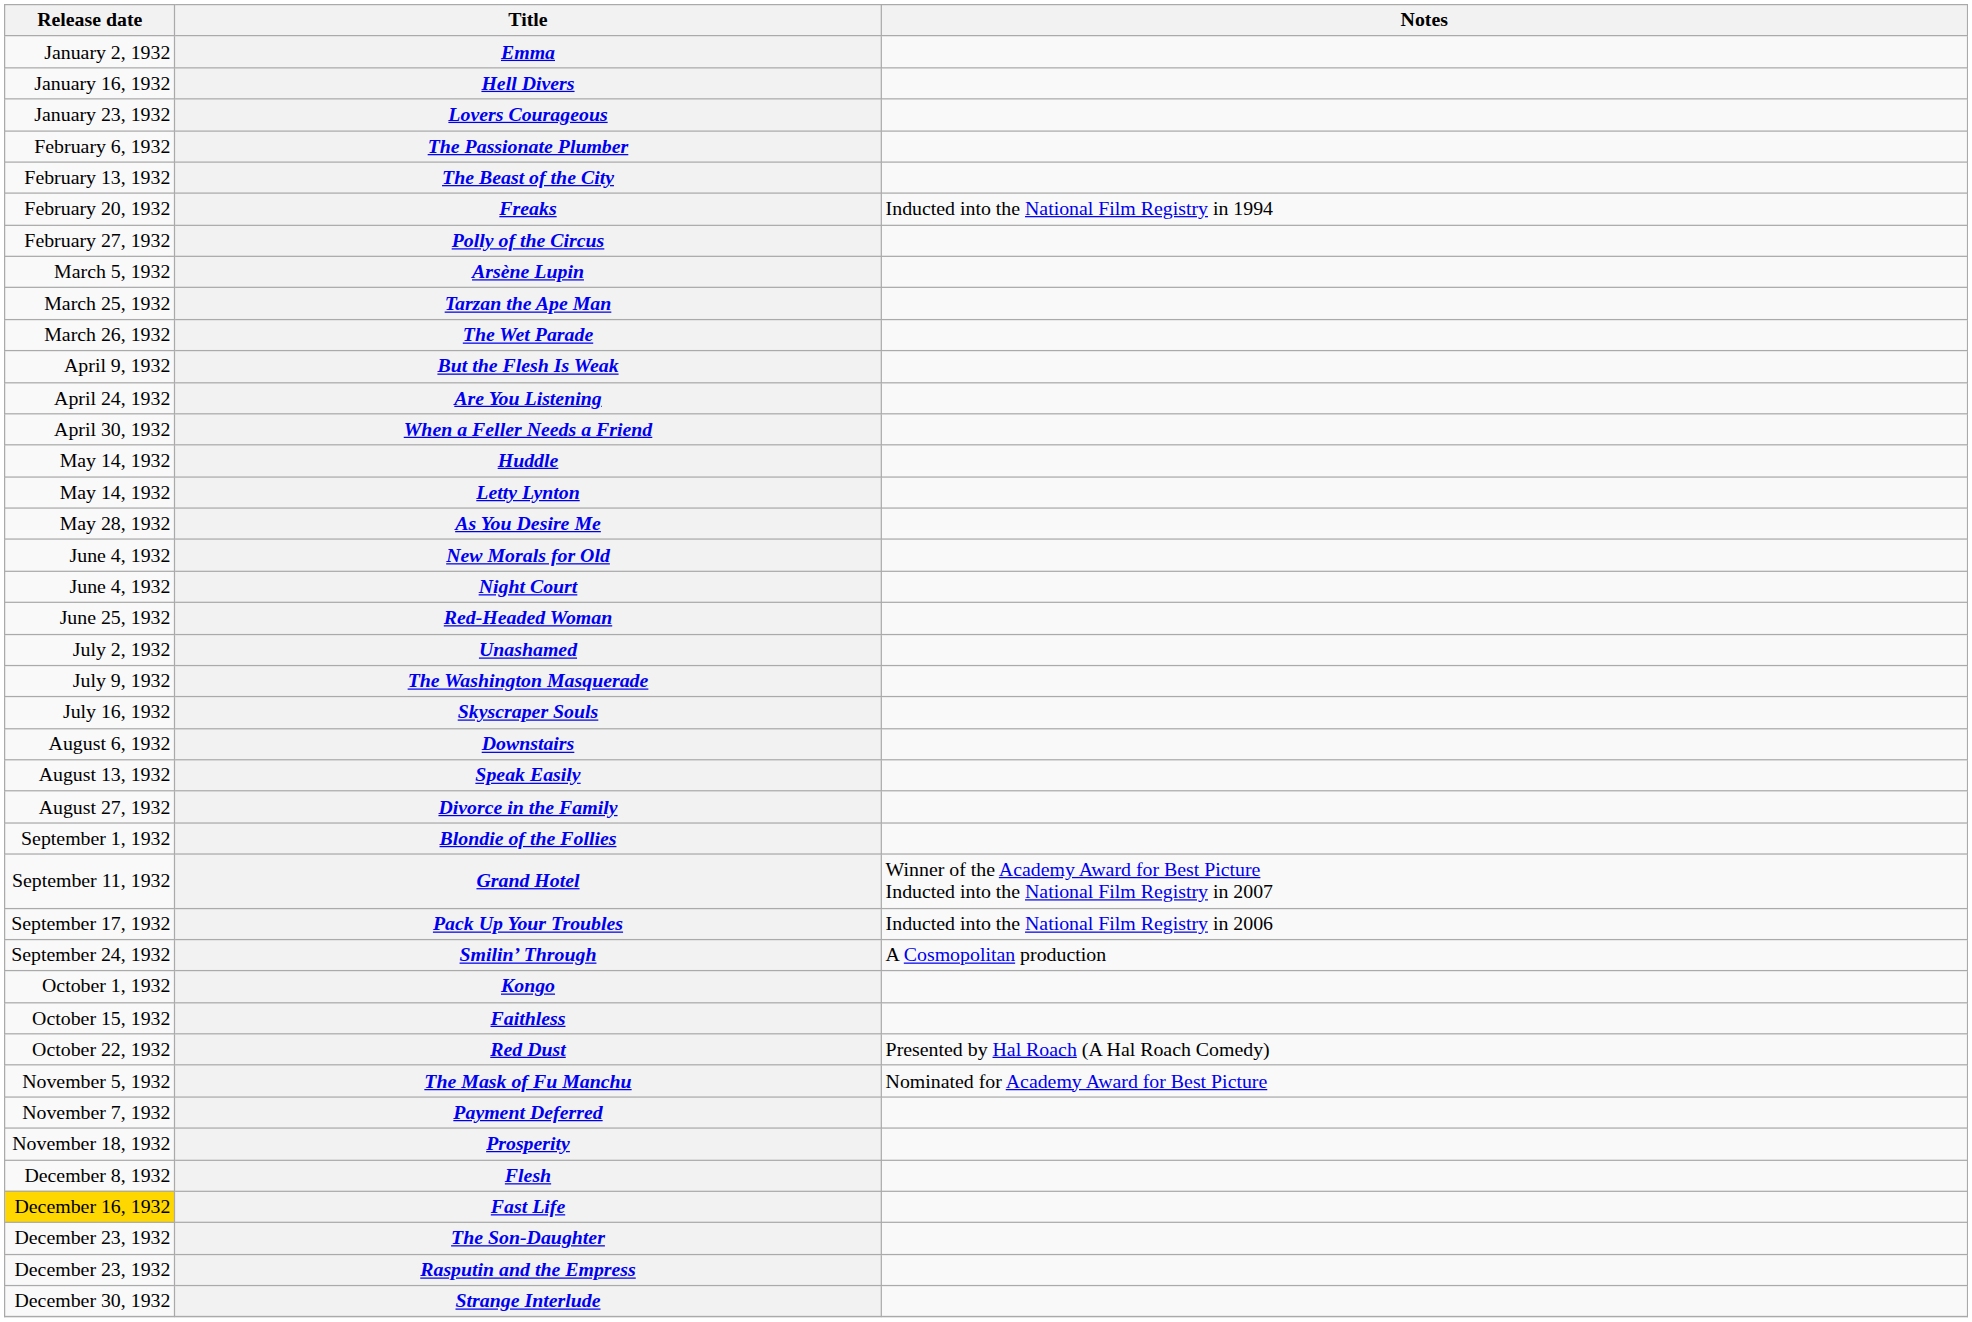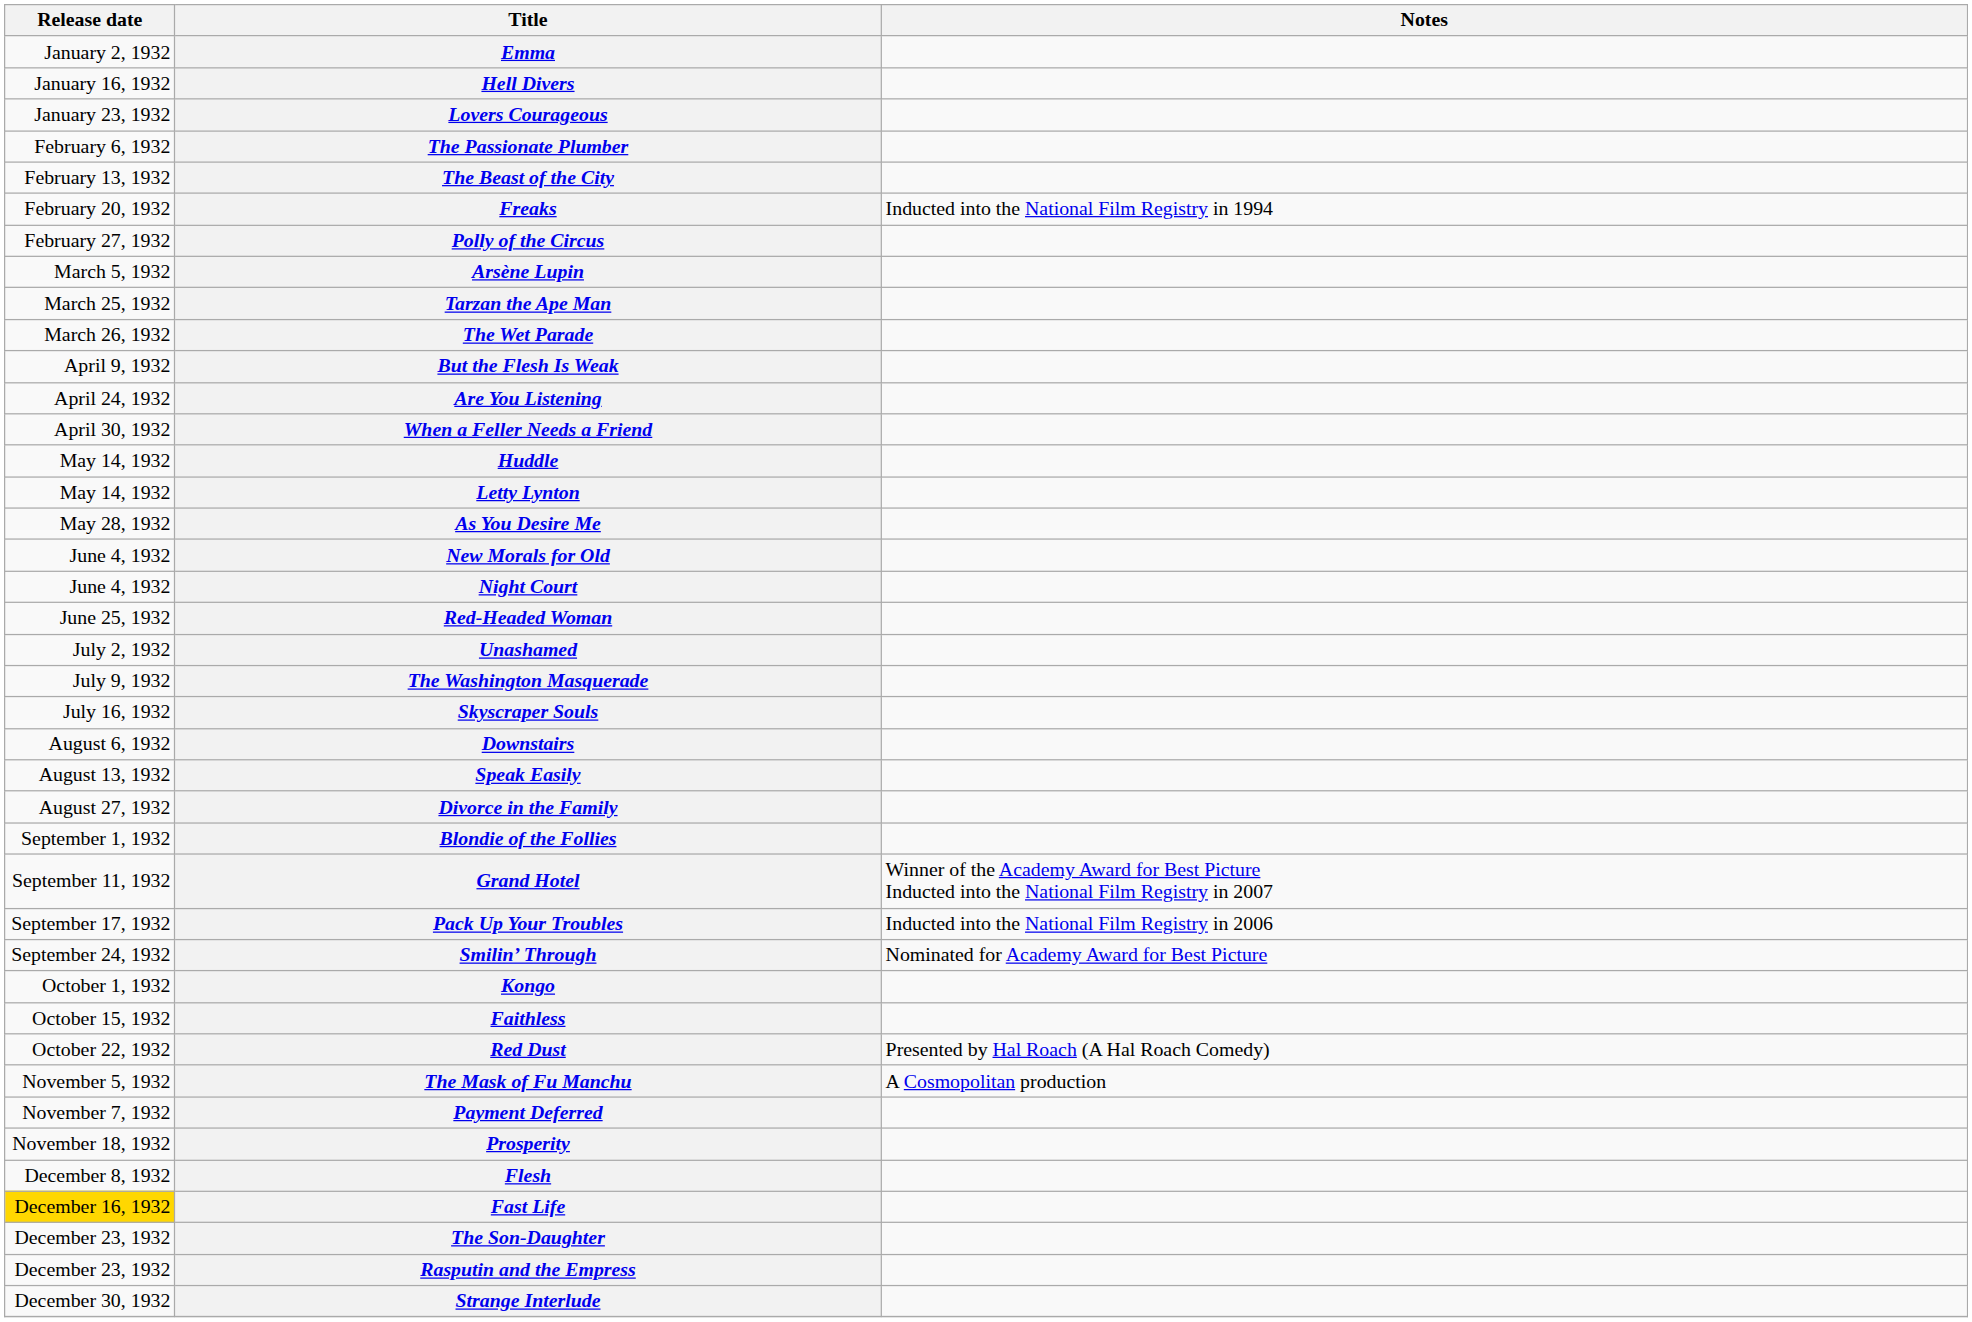(996, 955) A Cosmopolitan production -> (1076, 955) Nominated for Academy Award for Best Picture
(1076, 1080) Nominated for Academy Award for Best Picture -> (996, 1080) A Cosmopolitan production
